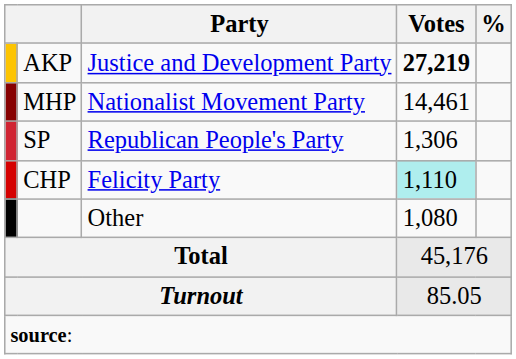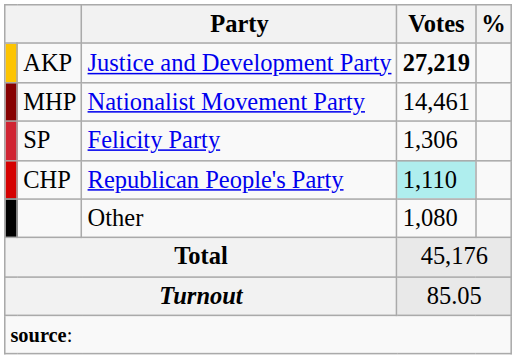(216, 140) Republican People's Party -> (154, 140) Felicity Party
(154, 179) Felicity Party -> (216, 179) Republican People's Party
